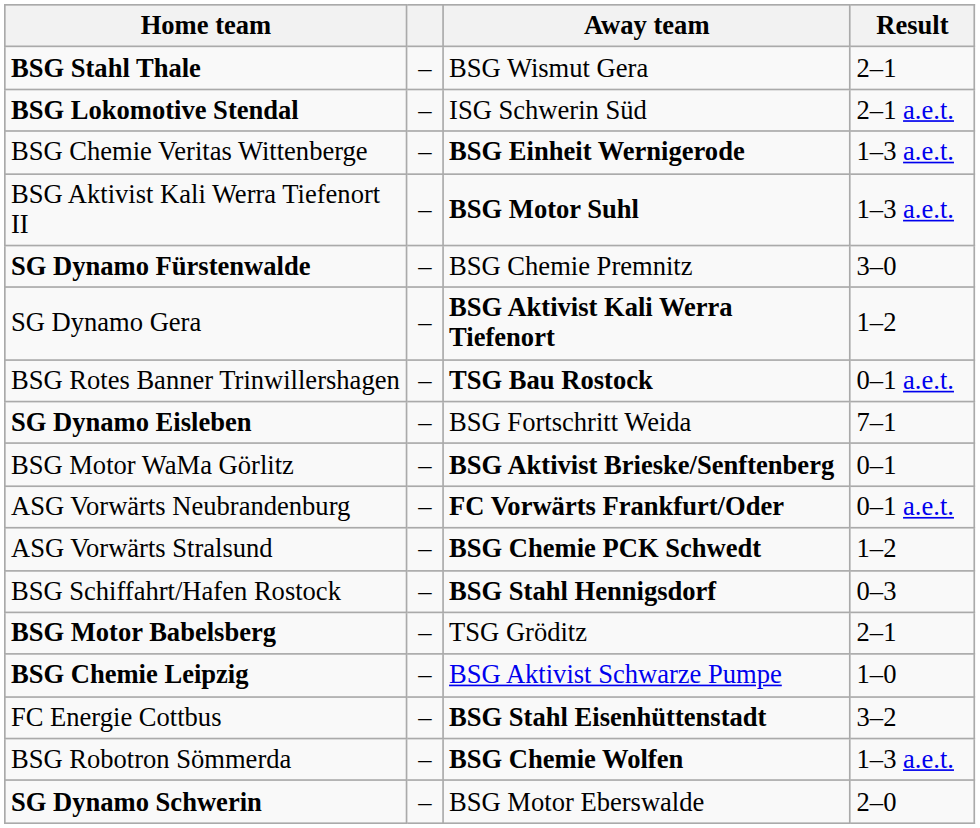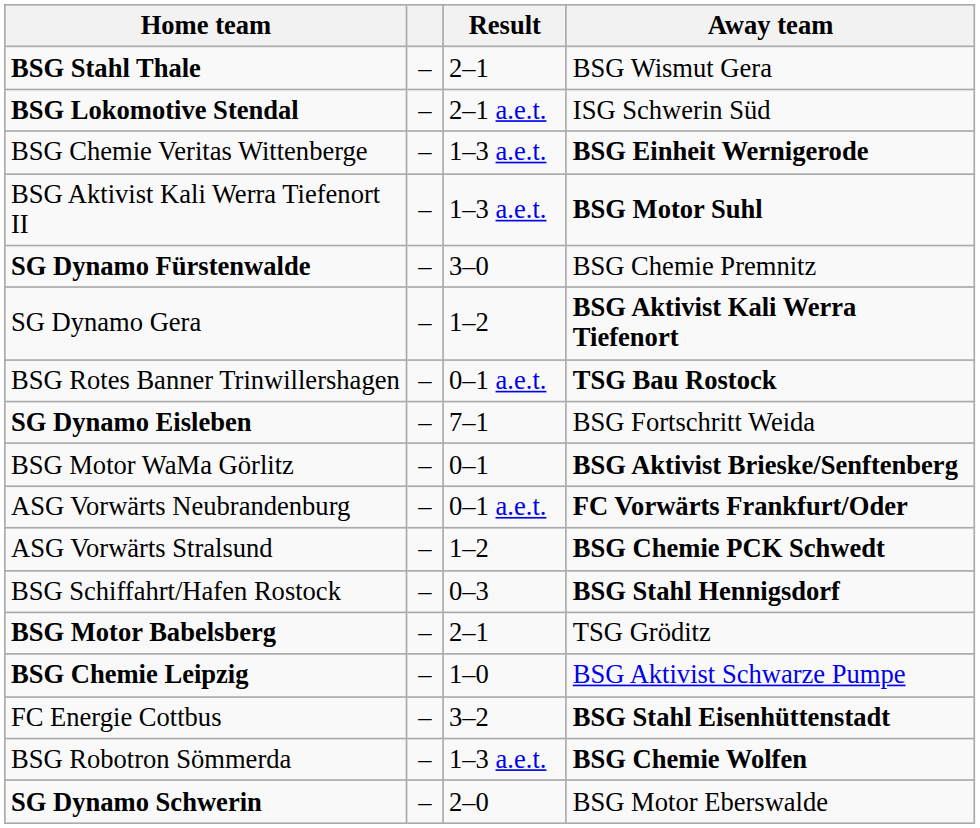columns swapped: (647, 25) <-> (912, 25)
